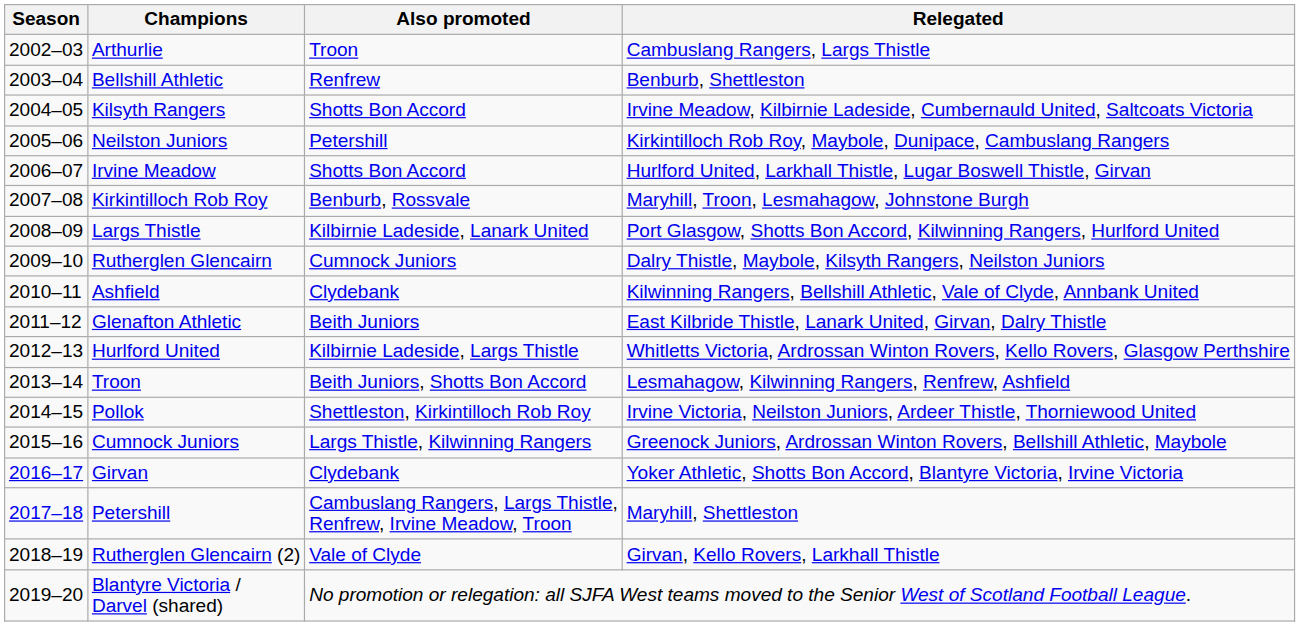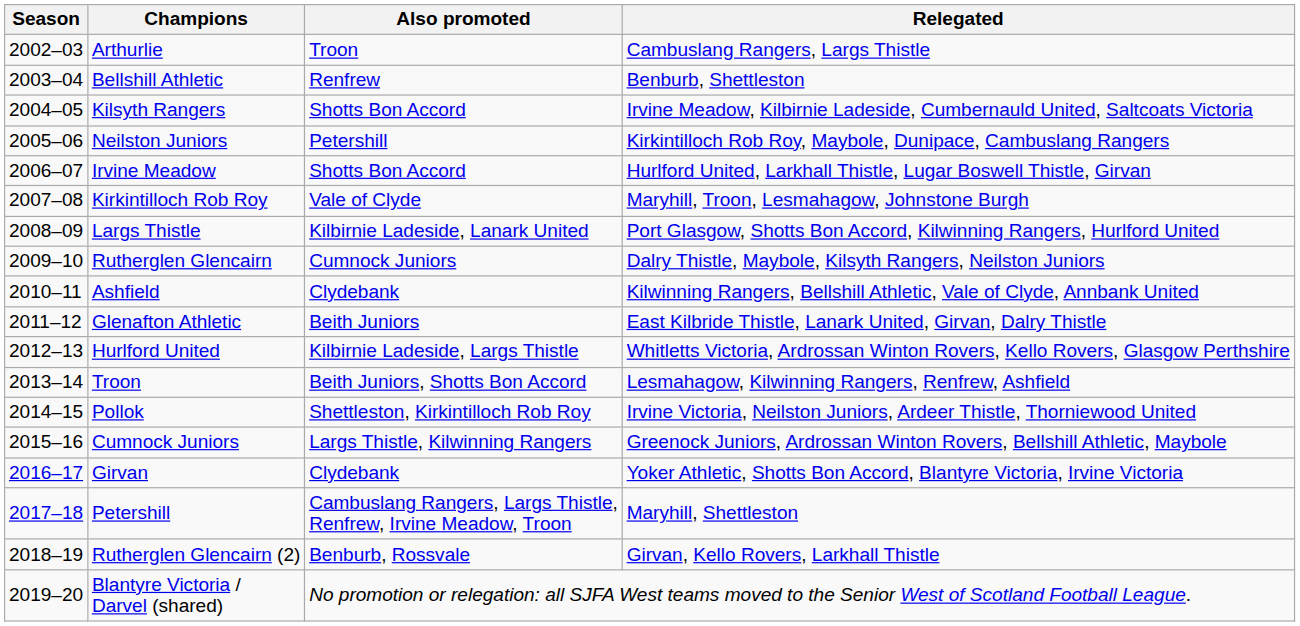(390, 200) Benburb, Rossvale -> (365, 200) Vale of Clyde
(365, 554) Vale of Clyde -> (390, 554) Benburb, Rossvale
